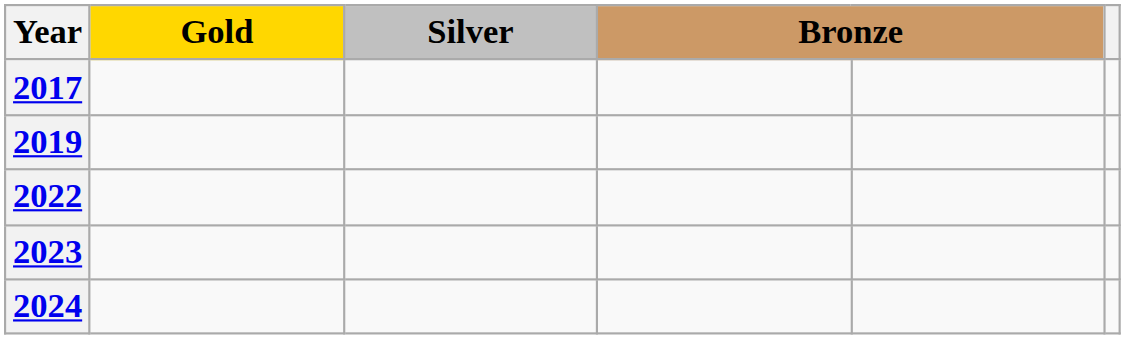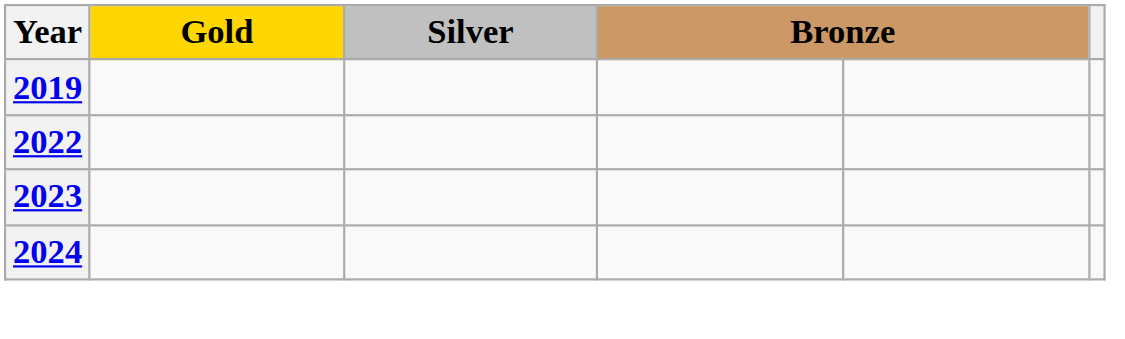- row: (48, 86)
